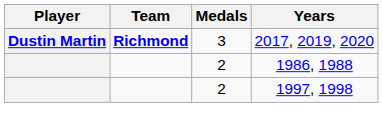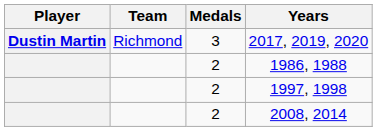(151, 41) bold -> (148, 41) normal
+ row: (308, 114)
